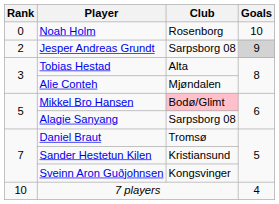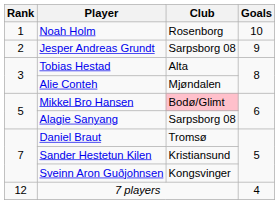(21, 31) 0 -> (21, 31) 1
(257, 48) lightgrey background -> (257, 48) no background
(21, 191) 10 -> (21, 191) 12
